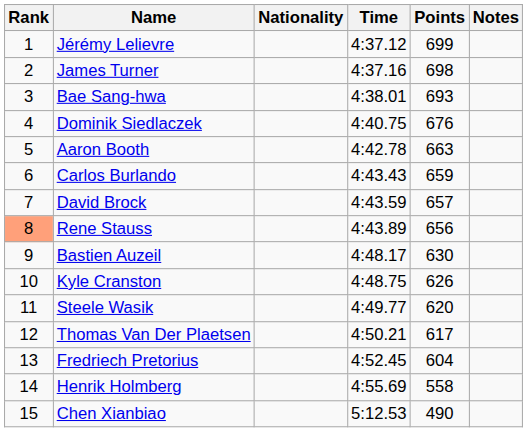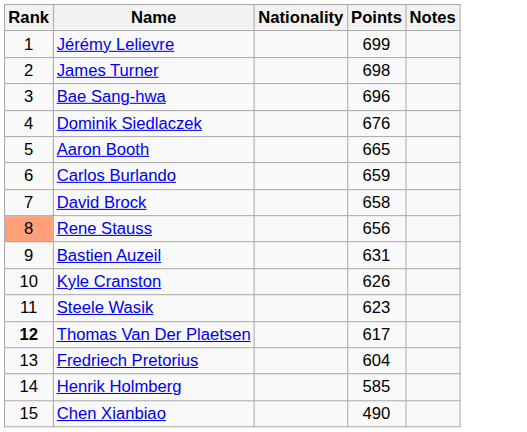- column: (379, 17)
(440, 96) 693 -> (376, 96) 696
(440, 149) 663 -> (376, 149) 665
(440, 202) 657 -> (376, 202) 658
(440, 255) 630 -> (376, 255) 631
(440, 307) 620 -> (376, 307) 623
(29, 334) normal -> (29, 334) bold
(440, 387) 558 -> (376, 387) 585
